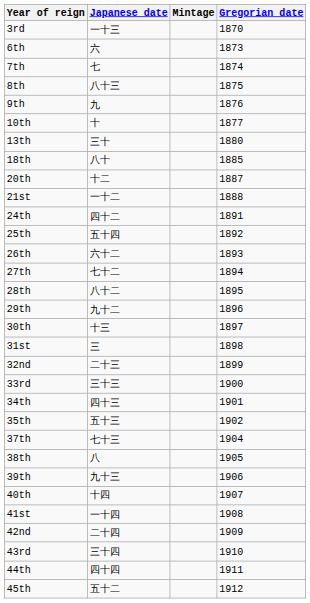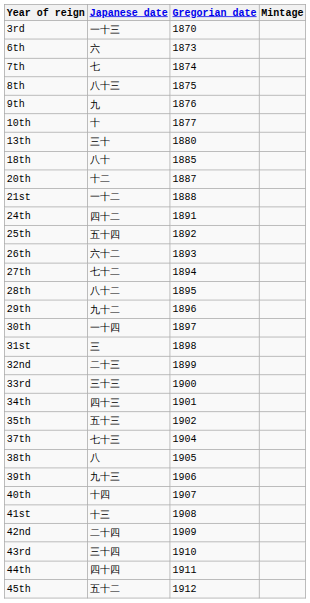columns swapped: (261, 13) <-> (194, 13)
(100, 328) 十三 -> (105, 328) 一十四
(105, 515) 一十四 -> (100, 515) 十三
